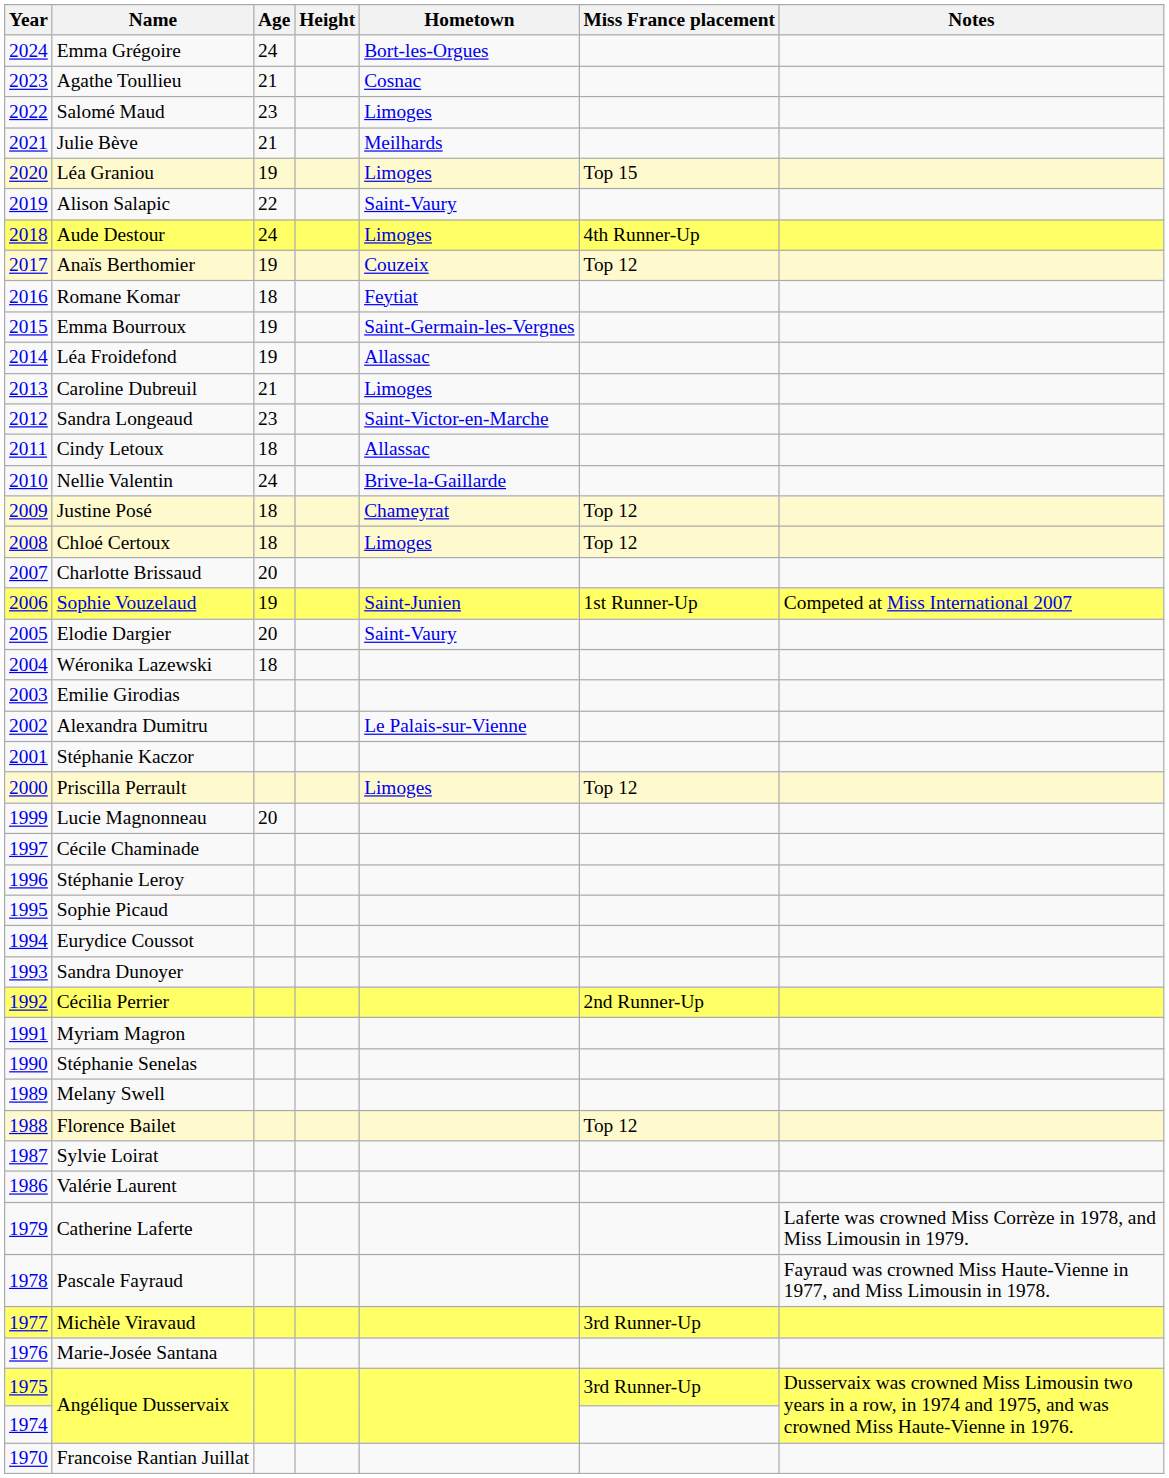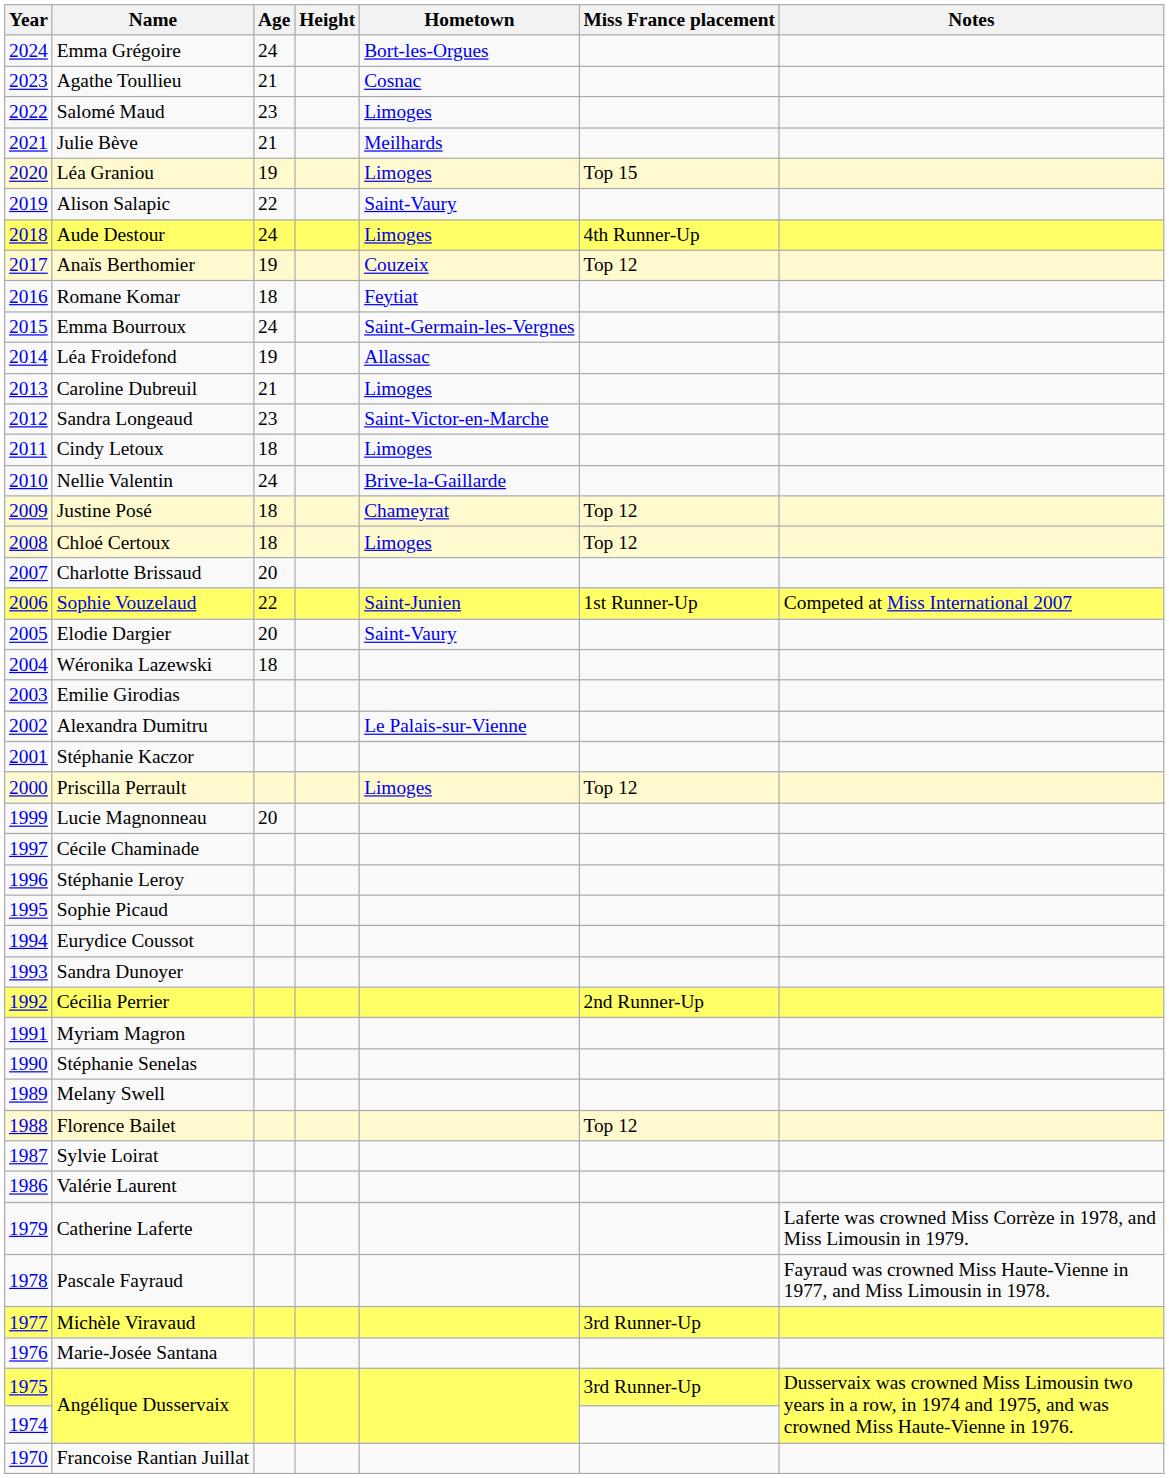(268, 326) 19 -> (268, 326) 24
(397, 449) Allassac -> (398, 449) Limoges
(268, 603) 19 -> (268, 603) 22
